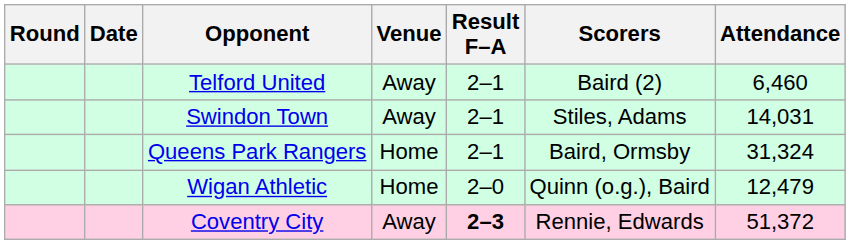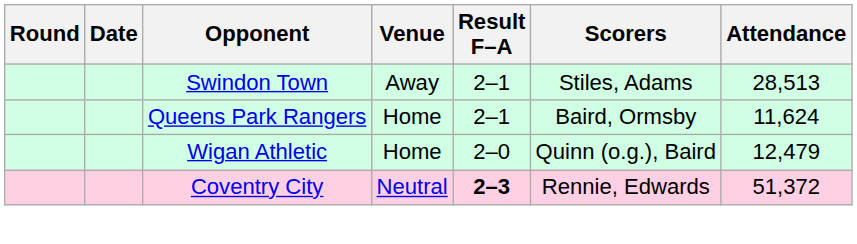- row: (257, 81)
(780, 116) 14,031 -> (786, 81) 28,513
(780, 151) 31,324 -> (786, 116) 11,624
(409, 221) Away -> (412, 186) Neutral
